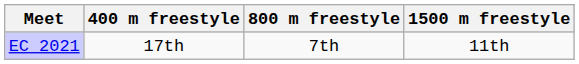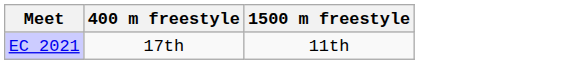- column: (324, 18)
